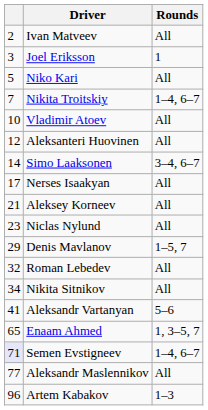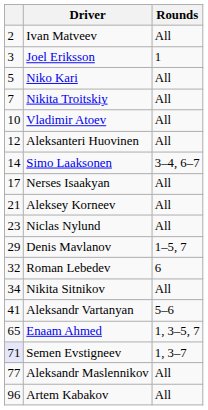(177, 99) 1–4, 6–7 -> (163, 99) All
(163, 267) All -> (158, 267) 6
(177, 352) 1–4, 6–7 -> (171, 352) 1, 3–7
(164, 394) 1–3 -> (163, 394) All
